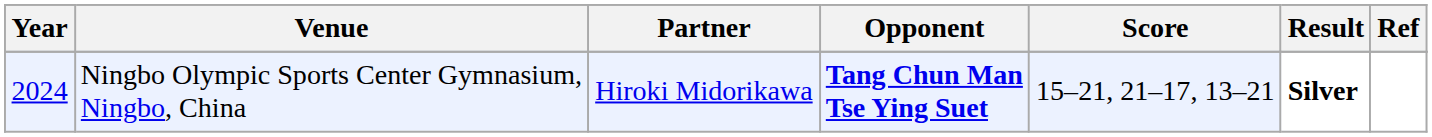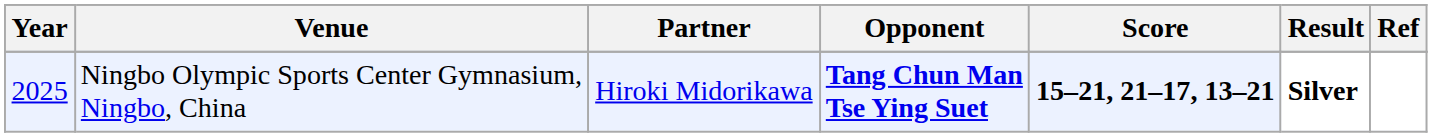(40, 90) 2024 -> (40, 90) 2025
(1155, 90) normal -> (1155, 90) bold
